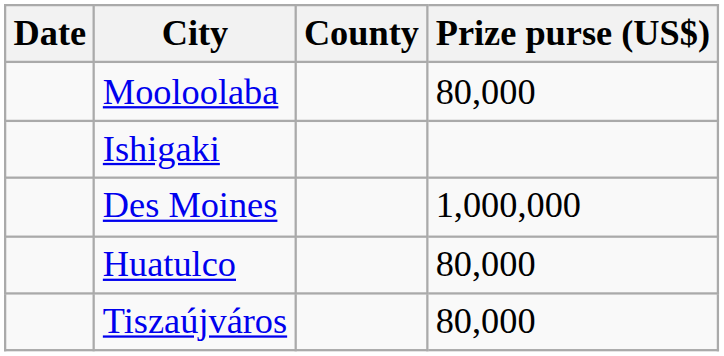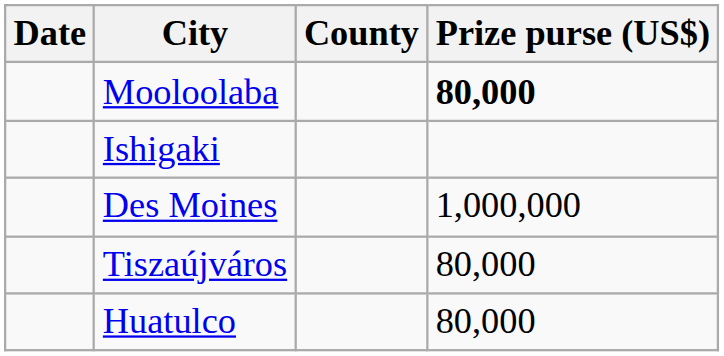(486, 90) normal -> (486, 90) bold
rows swapped: (195, 321) <-> (169, 263)
